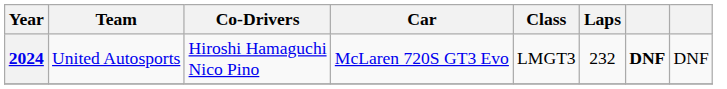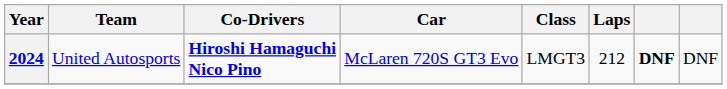(258, 58) normal -> (262, 58) bold
(602, 58) 232 -> (612, 58) 212
